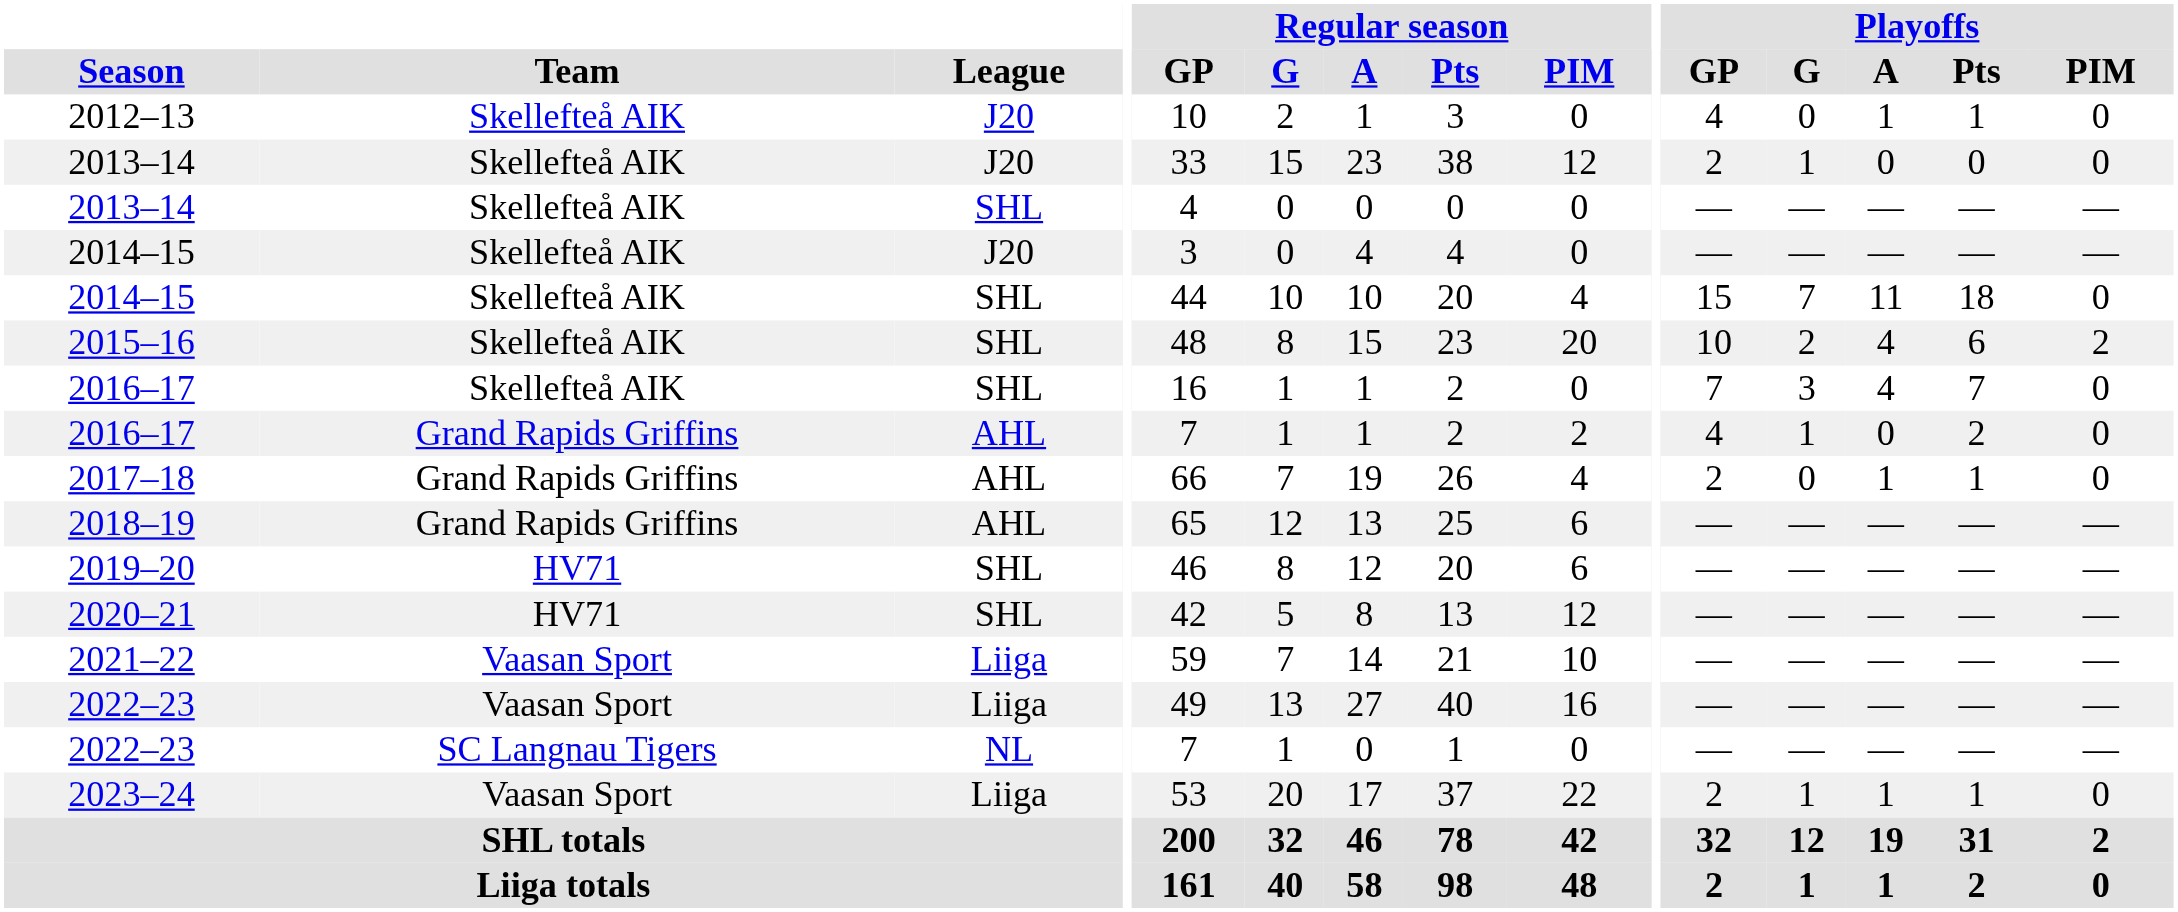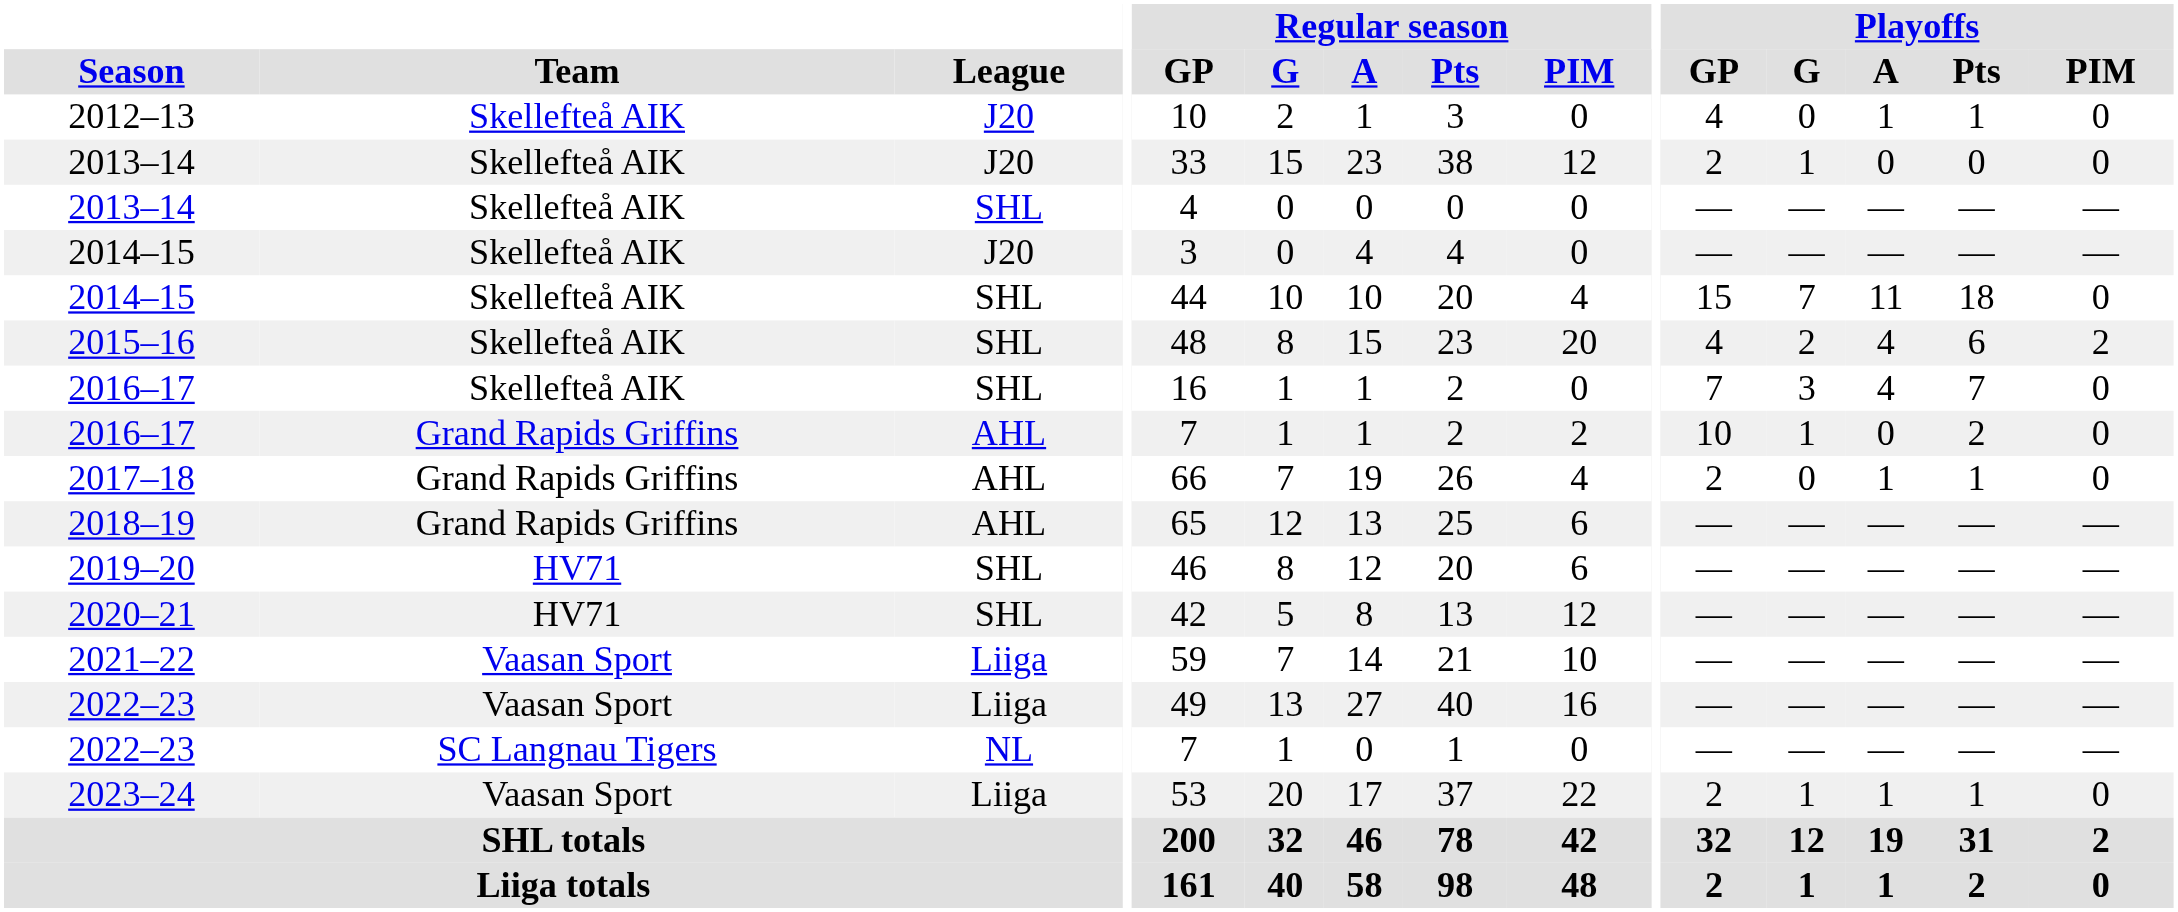(1714, 342) 10 -> (1714, 342) 4
(1714, 432) 4 -> (1714, 432) 10
